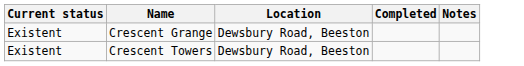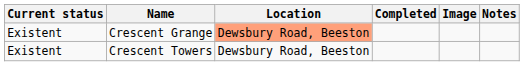+ column: (459, 14)
(294, 32) no background -> (294, 32) lightsalmon background
